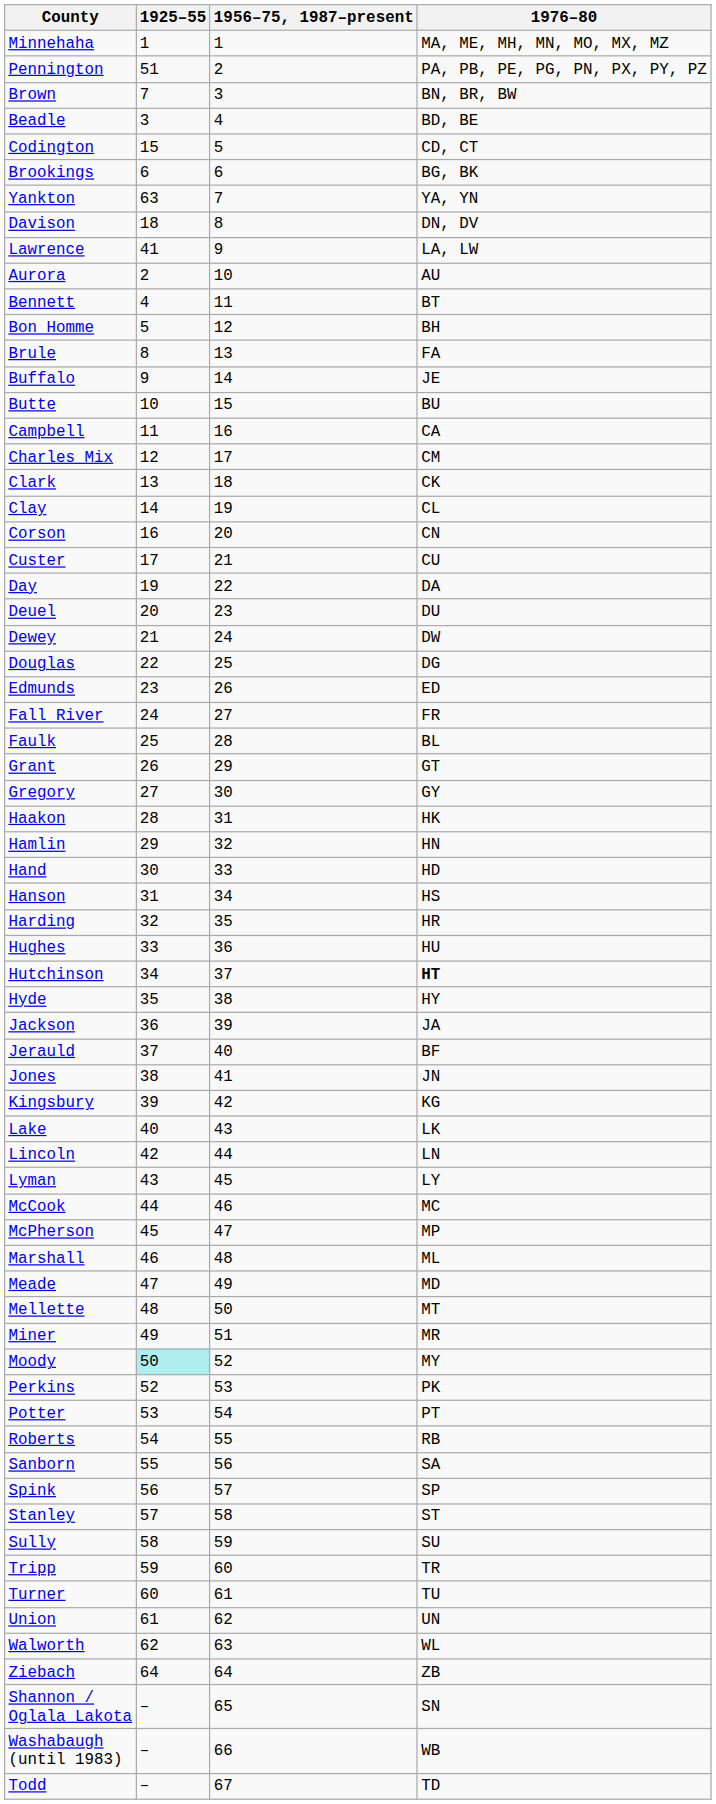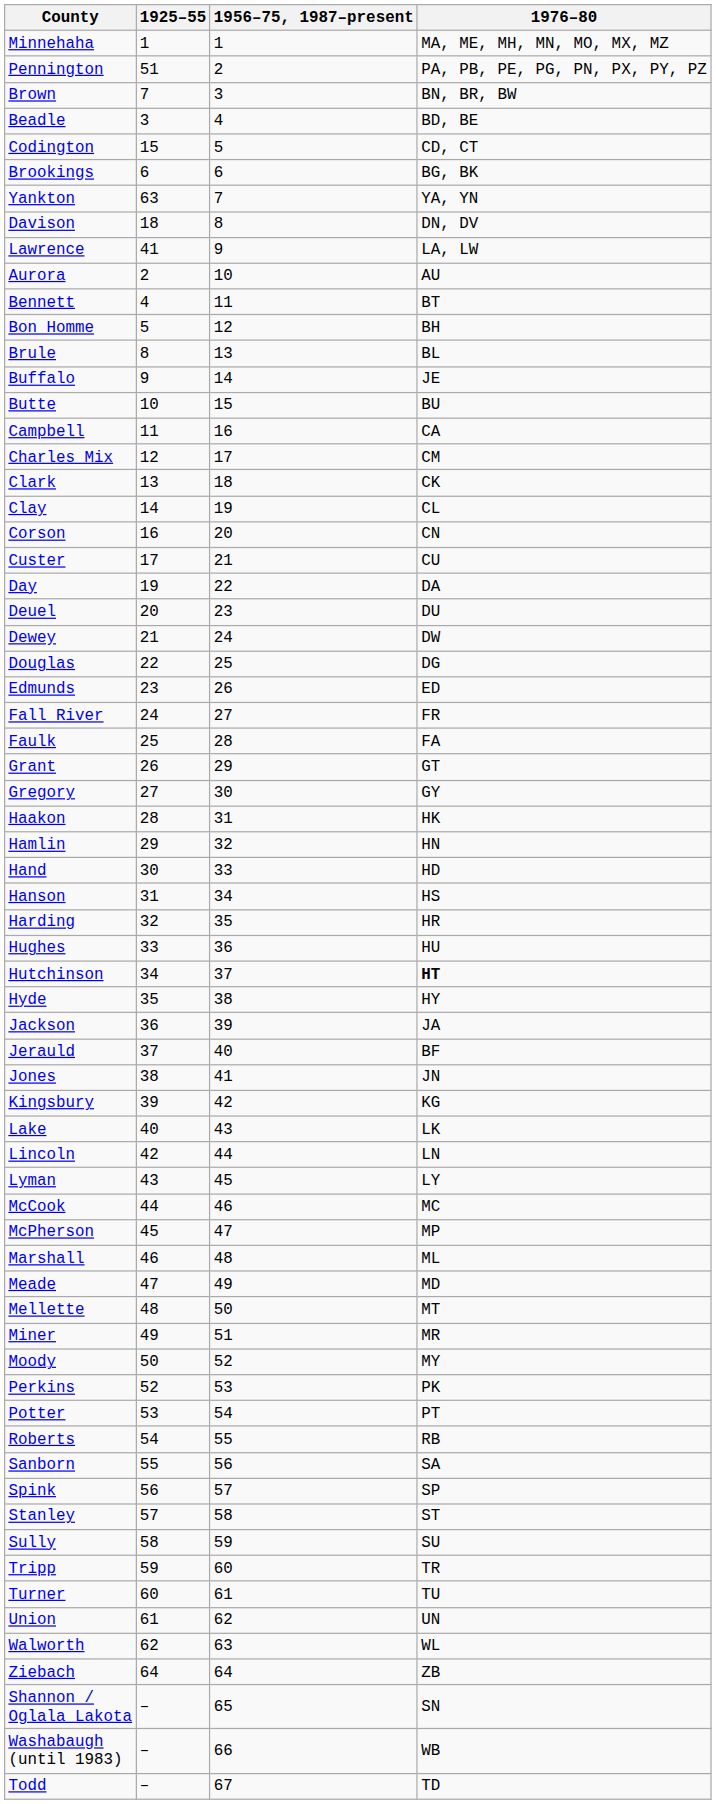(431, 354) FA -> (431, 354) BL
(431, 741) BL -> (431, 741) FA
(149, 1362) paleturquoise background -> (149, 1362) no background
